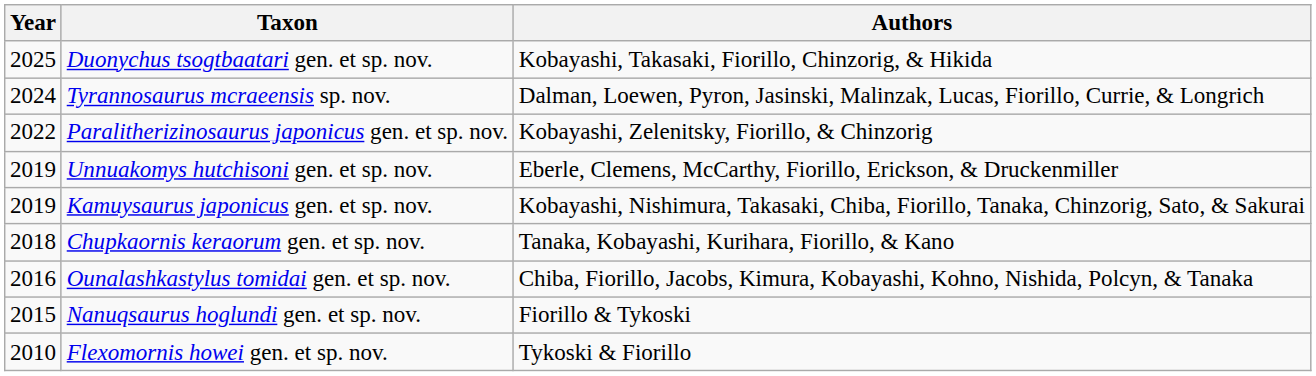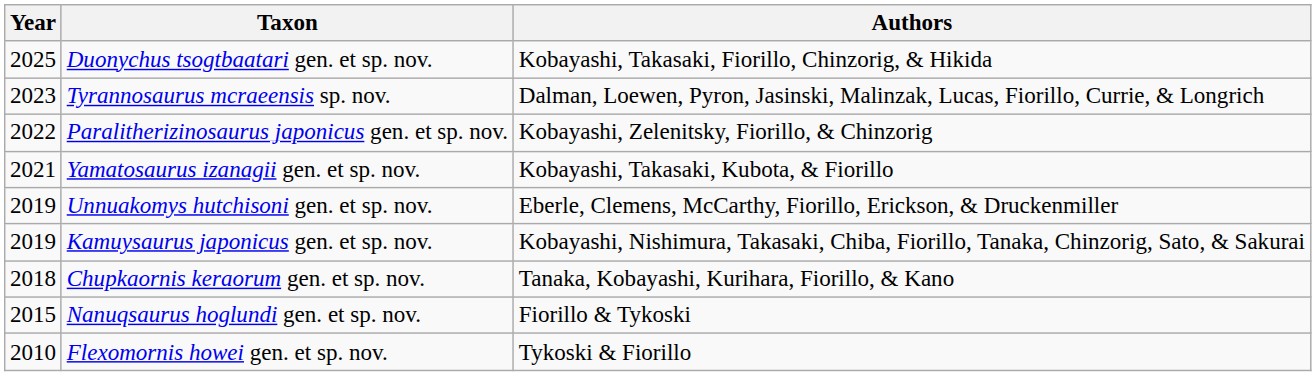(33, 95) 2024 -> (33, 95) 2023
+ row: (244, 168)
- row: (259, 278)
